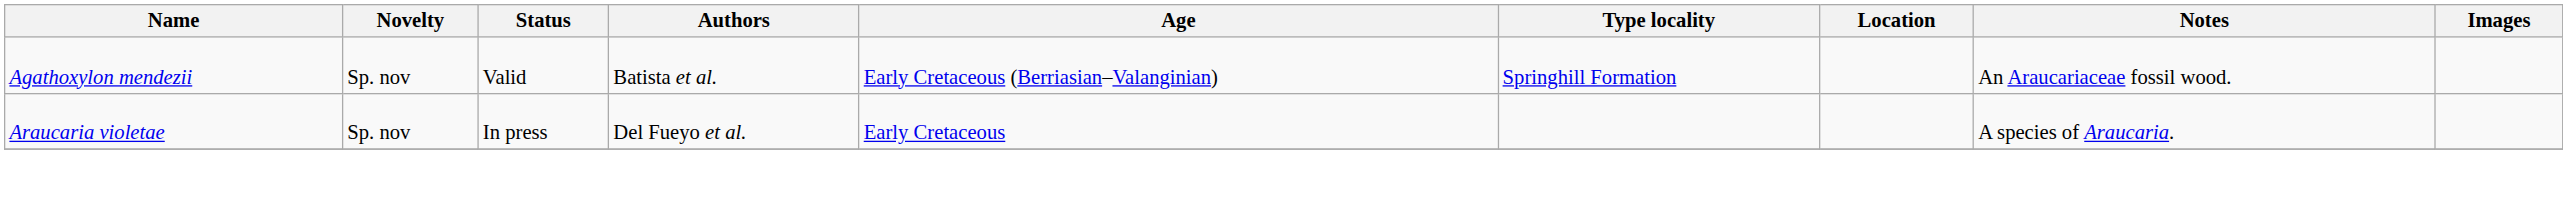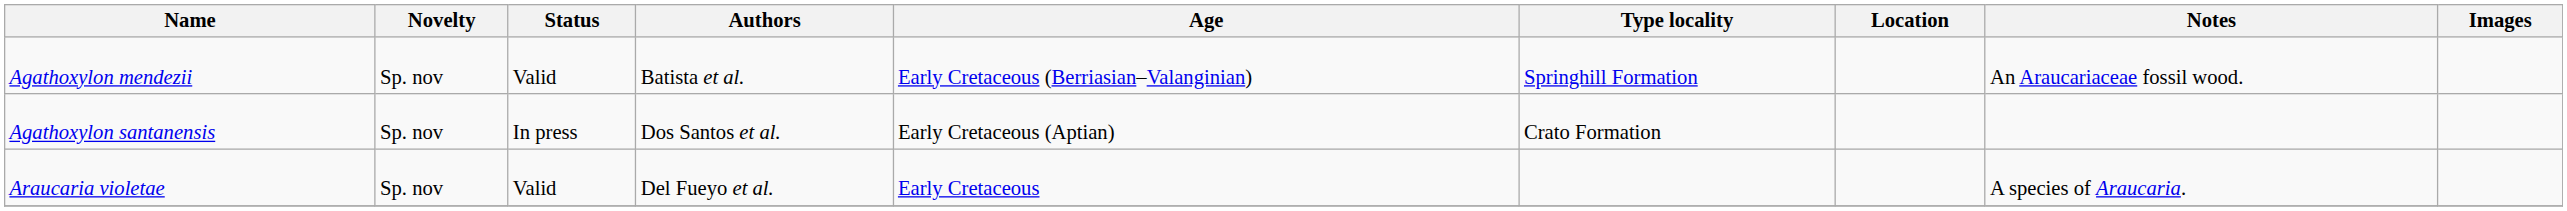+ row: (112, 132)
(515, 132) In press -> (535, 188) Valid
